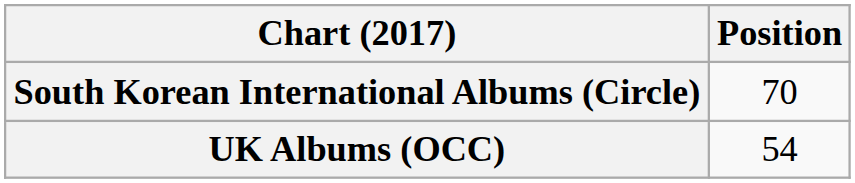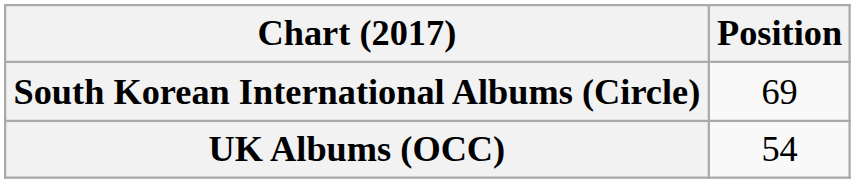(780, 90) 70 -> (780, 90) 69
